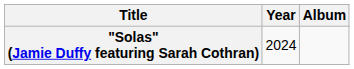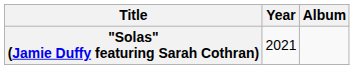(281, 45) 2024 -> (281, 45) 2021
